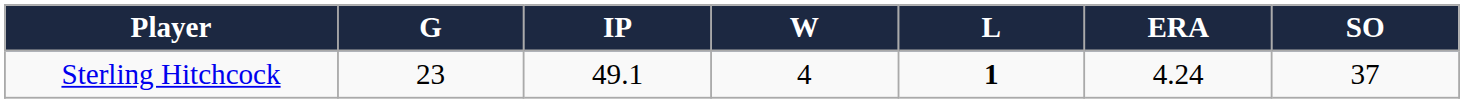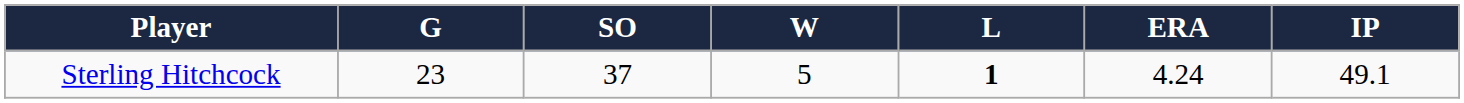columns swapped: (618, 27) <-> (1365, 27)
(804, 73) 4 -> (804, 73) 5
